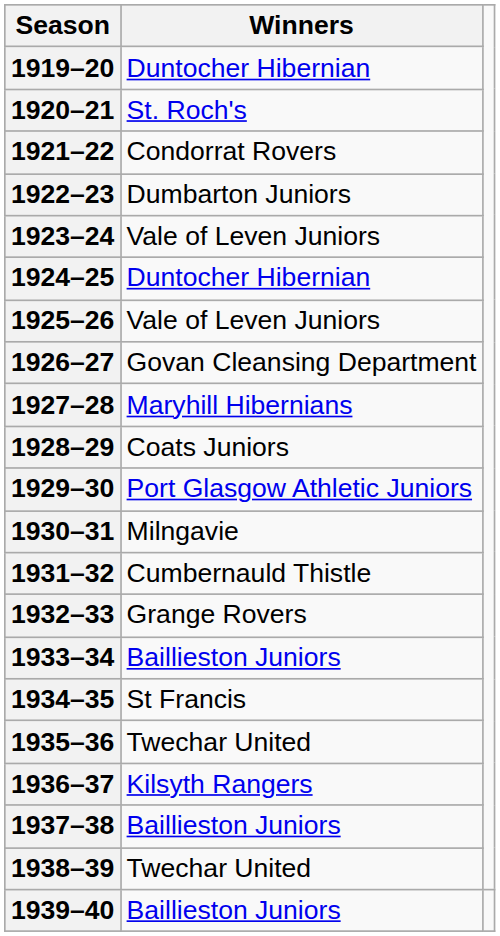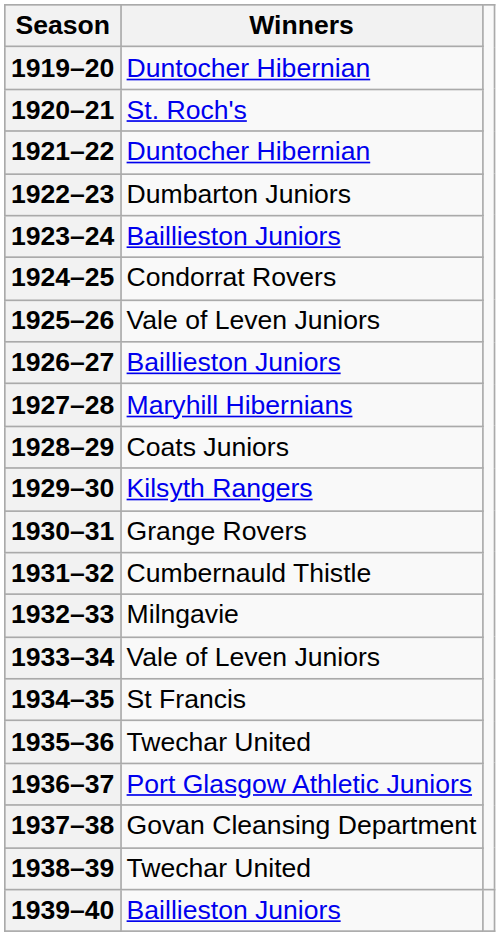(231, 151) Condorrat Rovers -> (248, 151) Duntocher Hibernian
(253, 236) Vale of Leven Juniors -> (234, 236) Baillieston Juniors
(248, 278) Duntocher Hibernian -> (231, 278) Condorrat Rovers
(302, 362) Govan Cleansing Department -> (234, 362) Baillieston Juniors
(299, 488) Port Glasgow Athletic Juniors -> (220, 488) Kilsyth Rangers
(183, 531) Milngavie -> (217, 531) Grange Rovers
(217, 615) Grange Rovers -> (183, 615) Milngavie
(234, 657) Baillieston Juniors -> (253, 657) Vale of Leven Juniors
(220, 783) Kilsyth Rangers -> (299, 783) Port Glasgow Athletic Juniors
(234, 825) Baillieston Juniors -> (302, 825) Govan Cleansing Department
